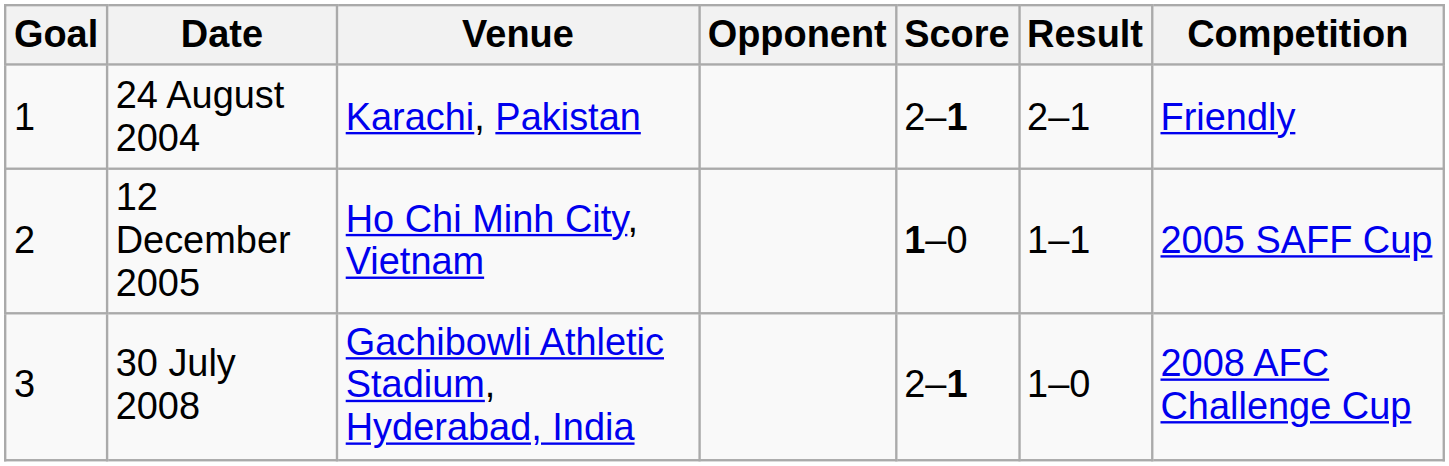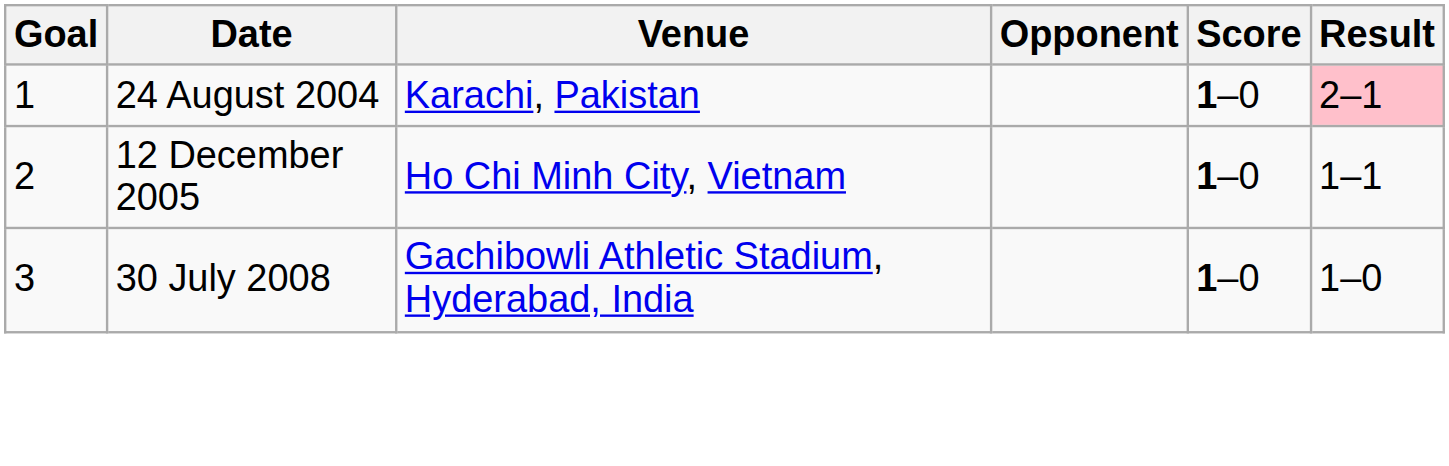- column: (1298, 34)
(936, 116) 2–1 -> (1228, 94) 1–0
(1059, 116) no background -> (1351, 94) pink background
(936, 385) 2–1 -> (1228, 278) 1–0
